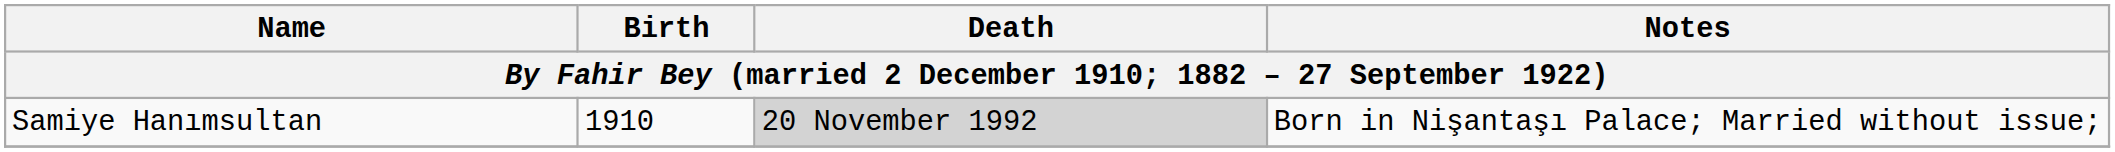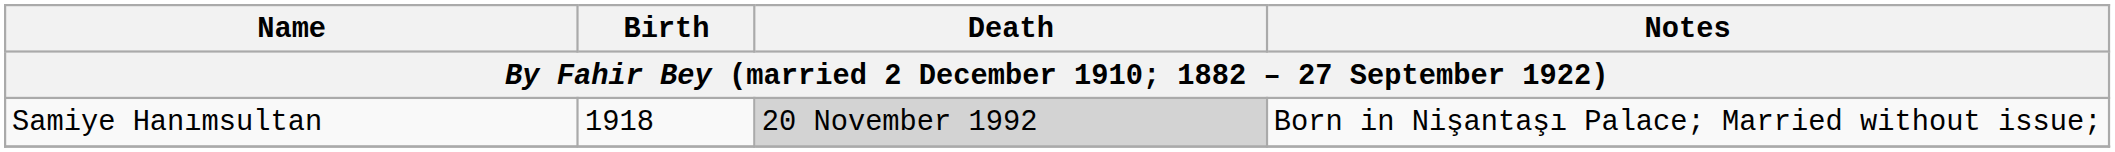(620, 122) 1910 -> (620, 122) 1918
